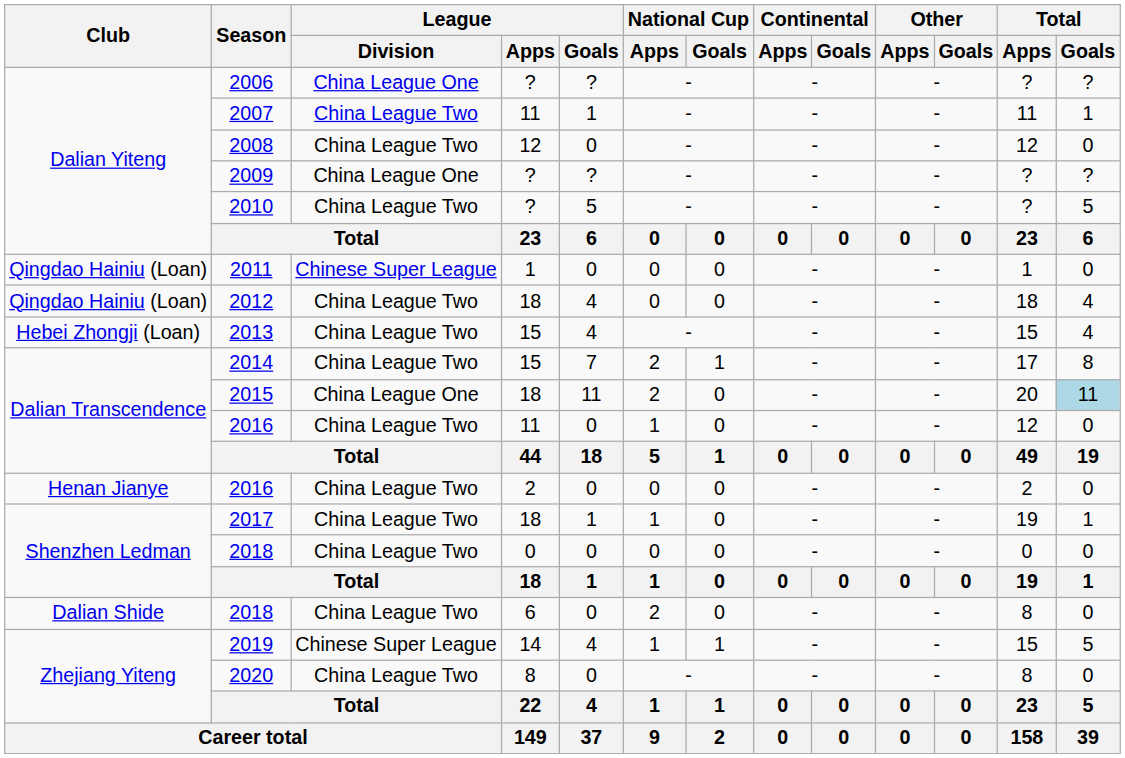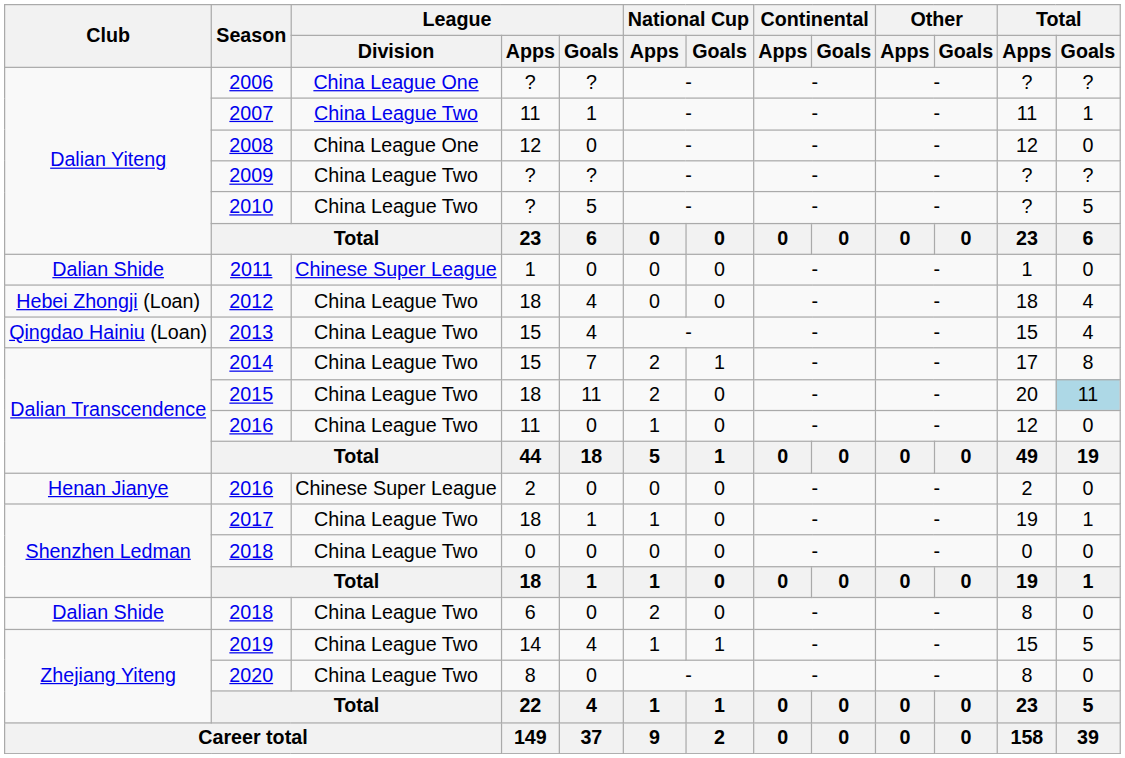(396, 144) China League Two -> (396, 144) China League One
(396, 176) China League One -> (396, 176) China League Two
(108, 269) Qingdao Hainiu (Loan) -> (108, 269) Dalian Shide
(108, 301) Qingdao Hainiu (Loan) -> (108, 301) Hebei Zhongji (Loan)
(108, 332) Hebei Zhongji (Loan) -> (108, 332) Qingdao Hainiu (Loan)
(396, 394) China League One -> (396, 394) China League Two
(396, 488) China League Two -> (396, 488) Chinese Super League
(396, 644) Chinese Super League -> (396, 644) China League Two
